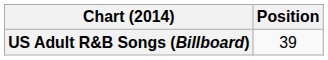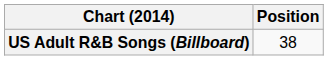(288, 42) 39 -> (288, 42) 38
